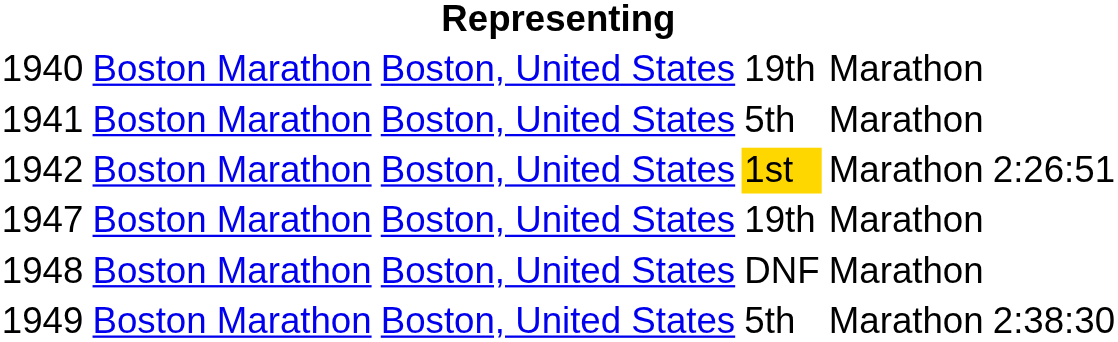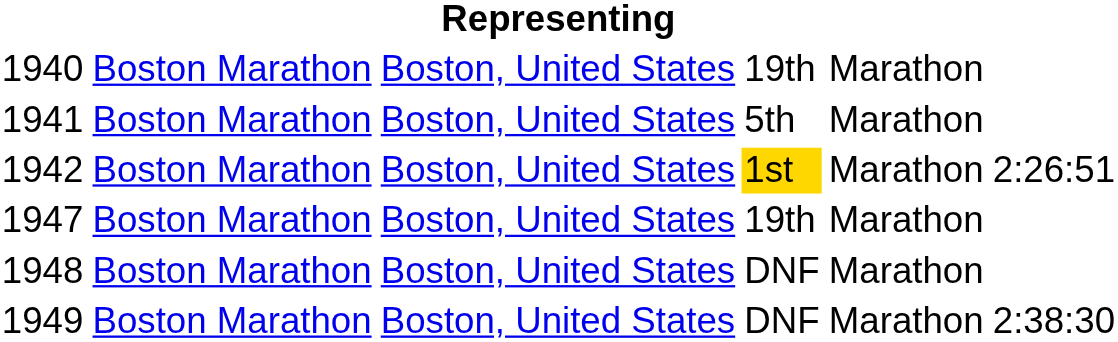(770, 321) 5th -> (782, 321) DNF
